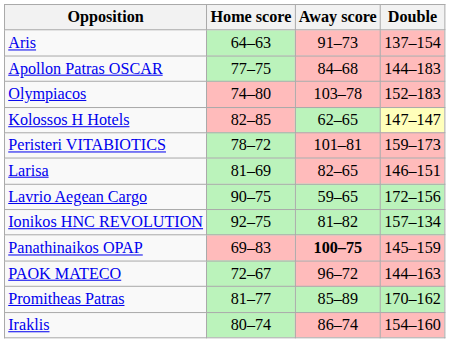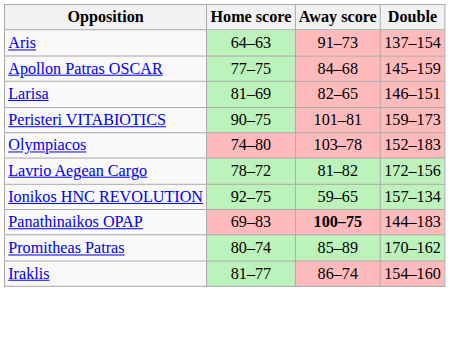(413, 68) 144–183 -> (413, 68) 145–159
rows swapped: (47, 94) <-> (28, 171)
- row: (69, 119)
(251, 145) 78–72 -> (251, 119) 90–75
(251, 196) 90–75 -> (251, 171) 78–72
(338, 196) 59–65 -> (338, 171) 81–82
(338, 222) 81–82 -> (338, 196) 59–65
(413, 247) 145–159 -> (413, 222) 144–183
- row: (65, 273)
(251, 299) 81–77 -> (251, 247) 80–74
(251, 324) 80–74 -> (251, 273) 81–77
